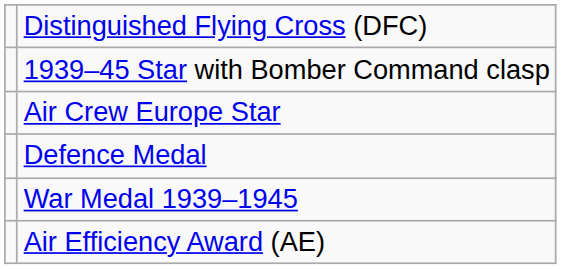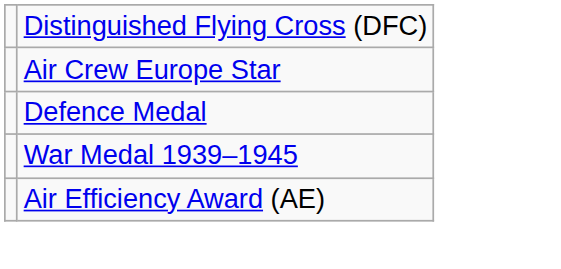- row: (287, 69)
